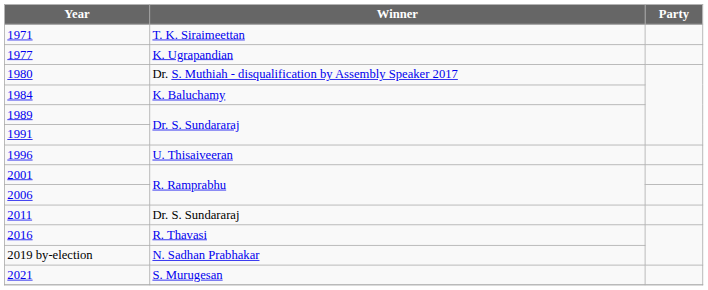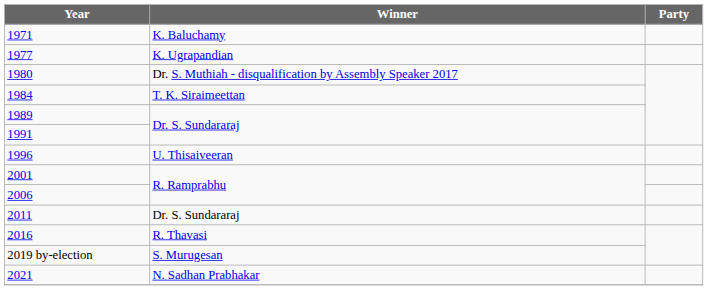(199, 34) T. K. Siraimeettan -> (189, 34) K. Baluchamy
(189, 94) K. Baluchamy -> (199, 94) T. K. Siraimeettan
(206, 255) N. Sadhan Prabhakar -> (188, 255) S. Murugesan
(188, 275) S. Murugesan -> (206, 275) N. Sadhan Prabhakar
